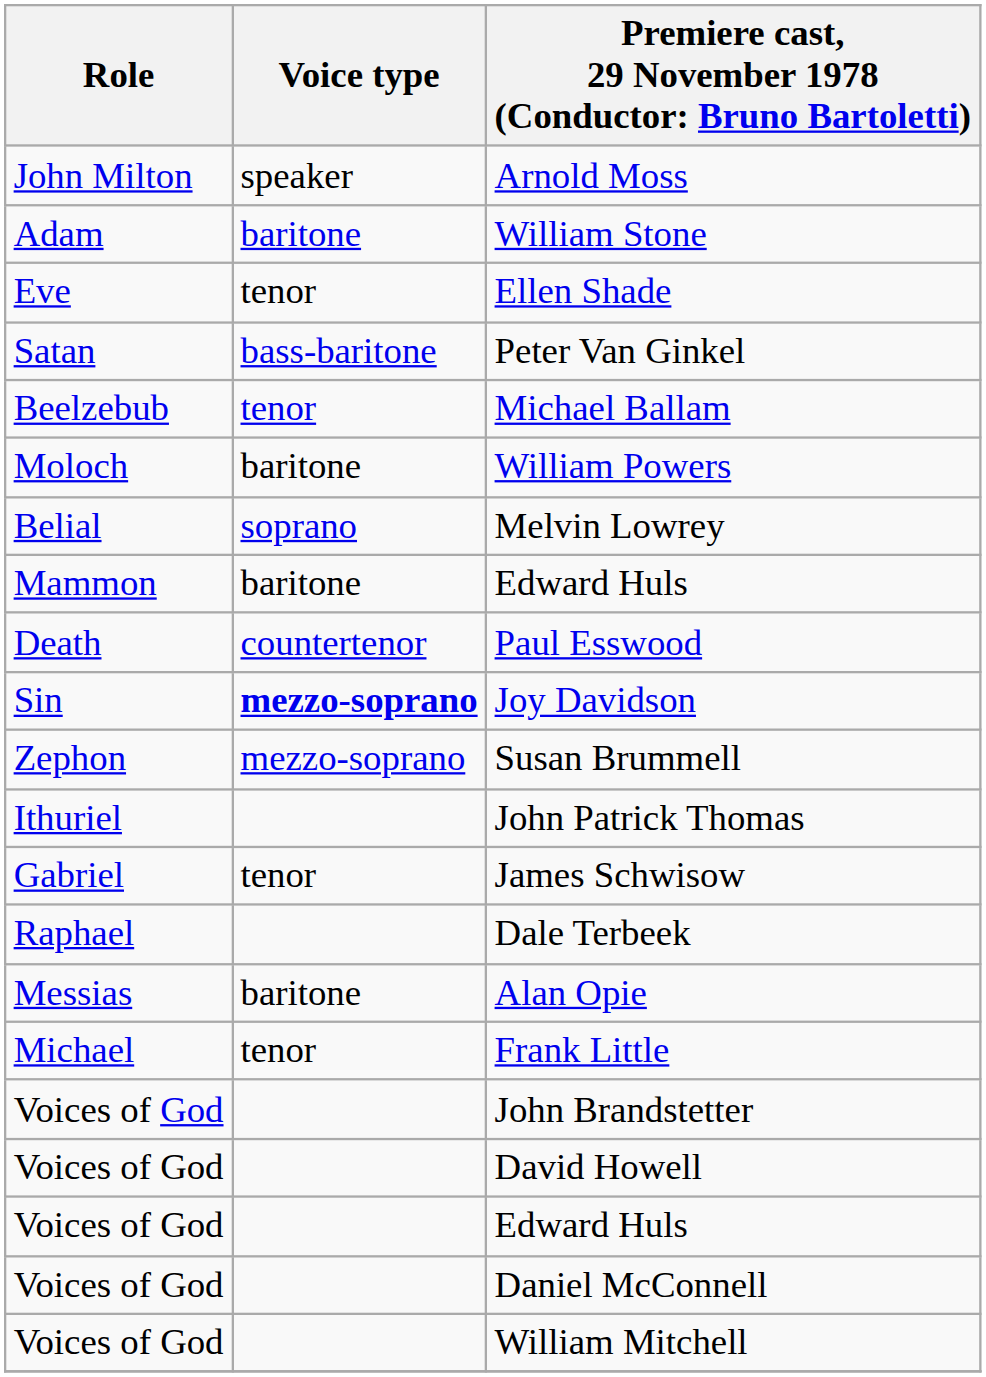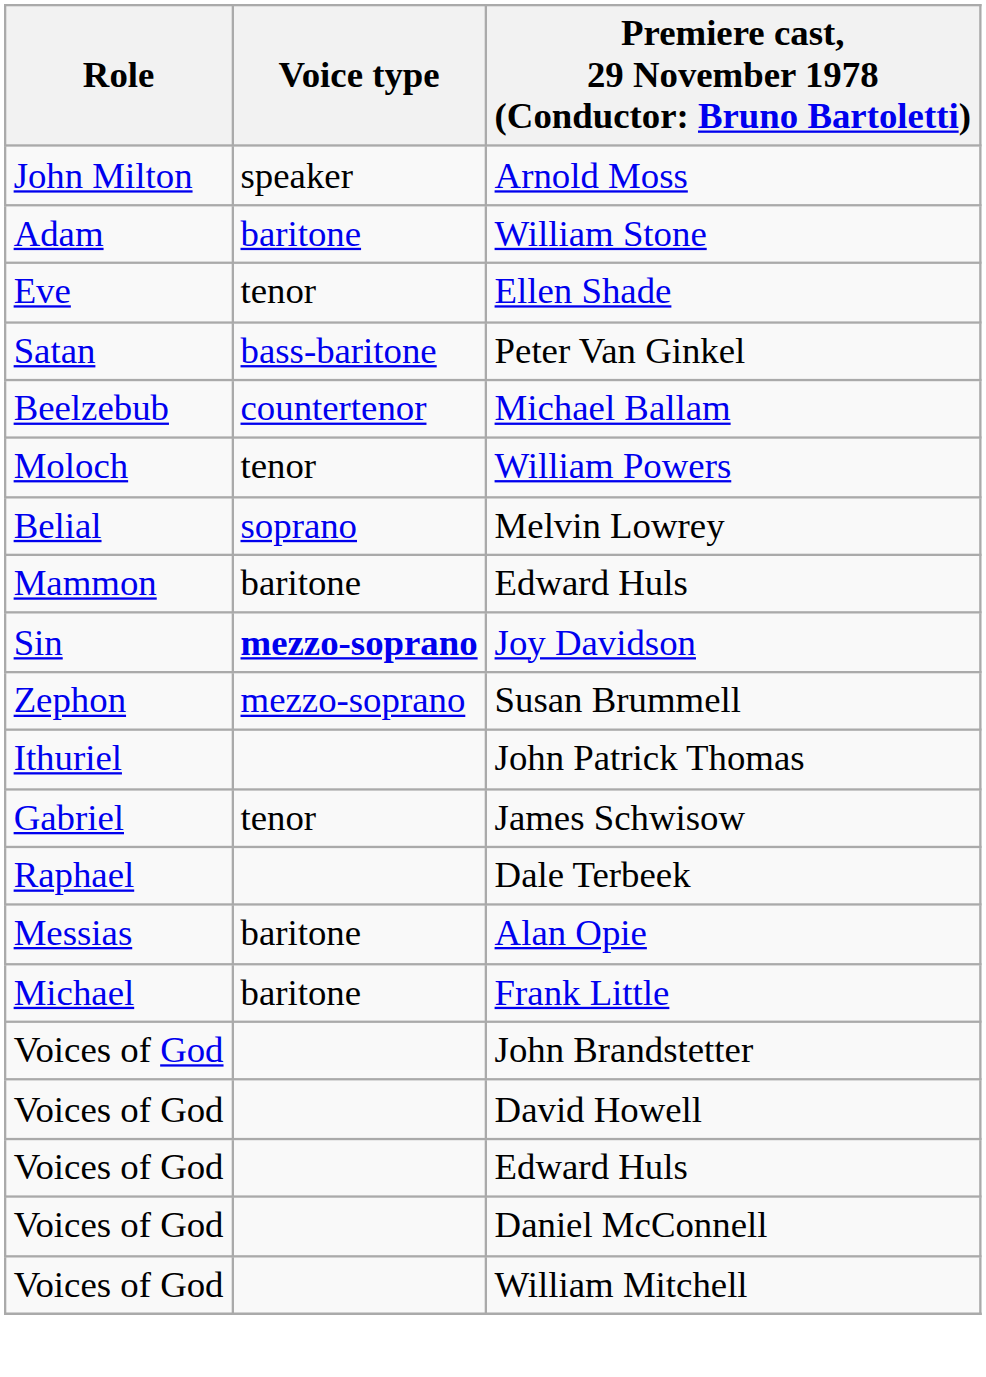(278, 408) tenor -> (333, 408) countertenor
(301, 466) baritone -> (278, 466) tenor
- row: (58, 641)
(278, 1050) tenor -> (301, 991) baritone
